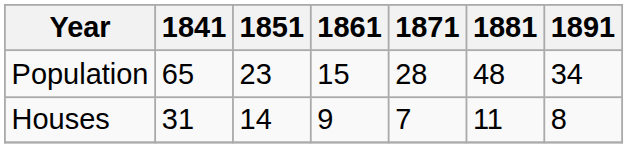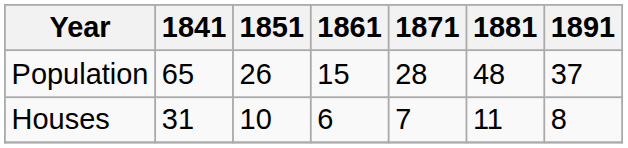(256, 73) 23 -> (256, 73) 26
(567, 73) 34 -> (567, 73) 37
(256, 119) 14 -> (256, 119) 10
(325, 119) 9 -> (325, 119) 6
